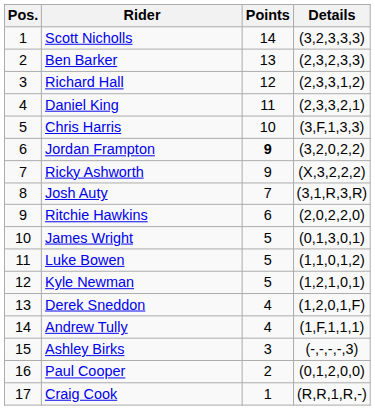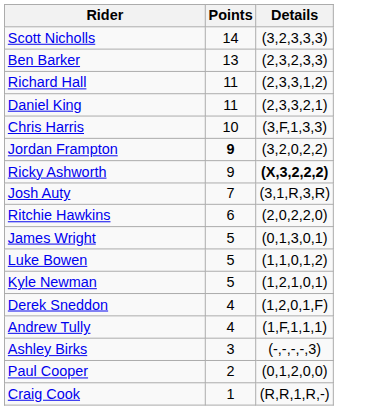- column: (23, 15)
(268, 82) 12 -> (231, 82) 11
(332, 171) normal -> (295, 171) bold
